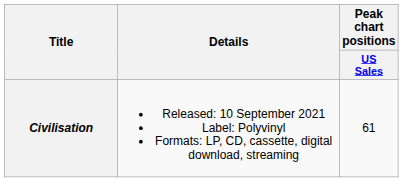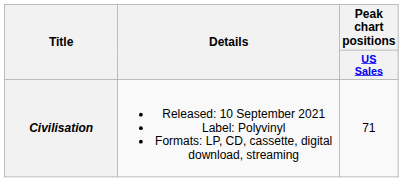(369, 128) 61 -> (369, 128) 71
